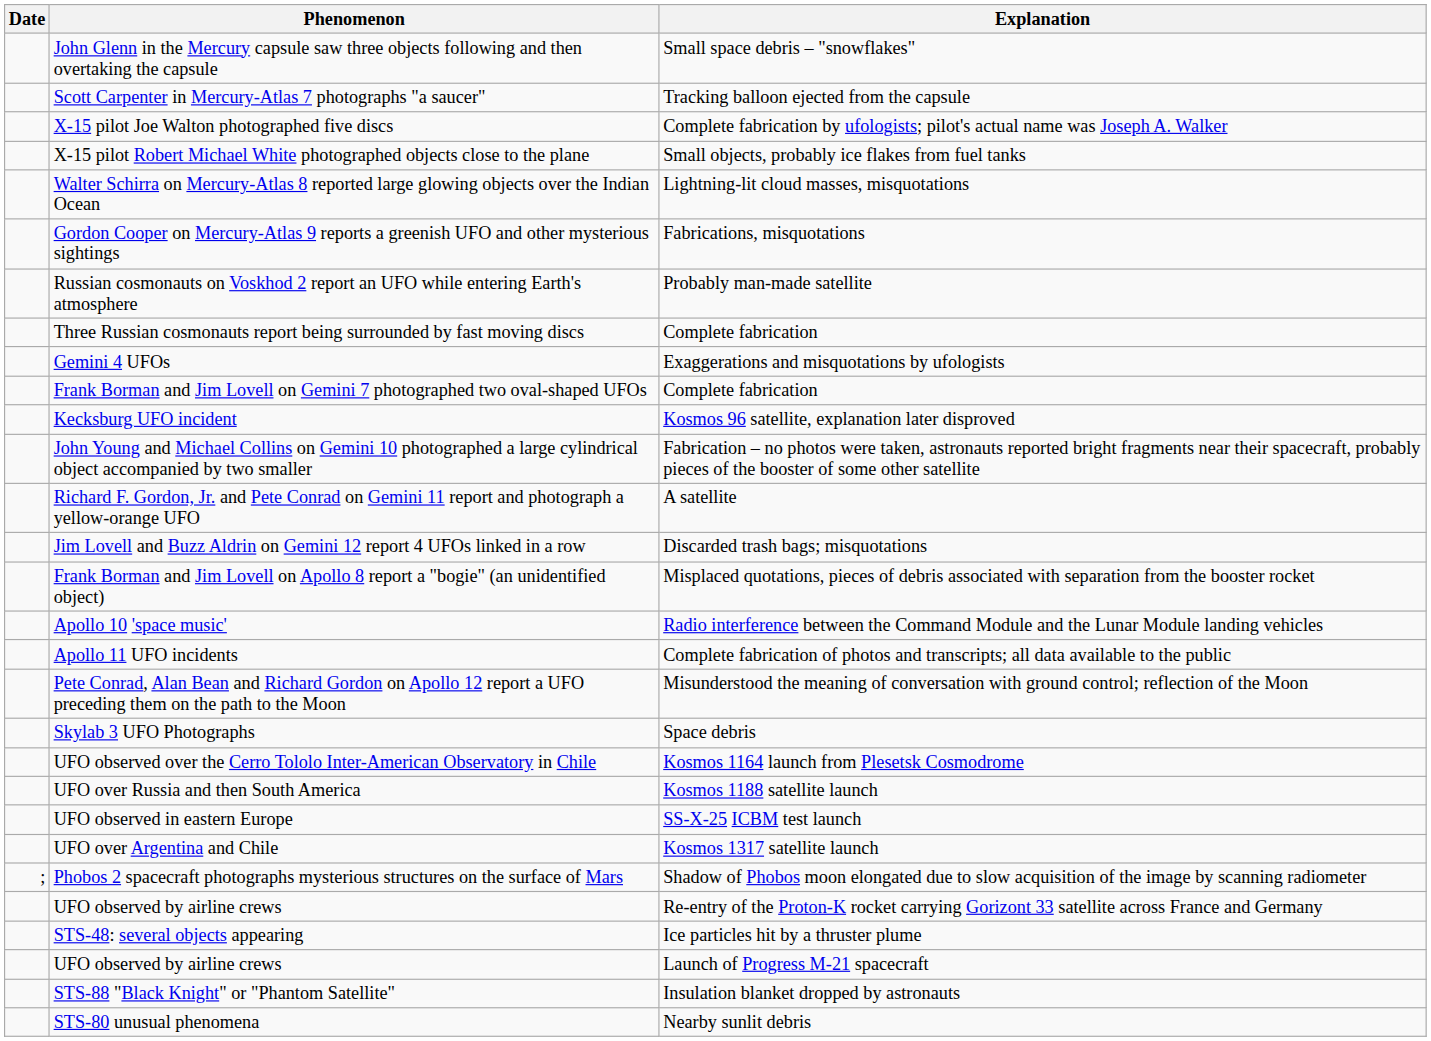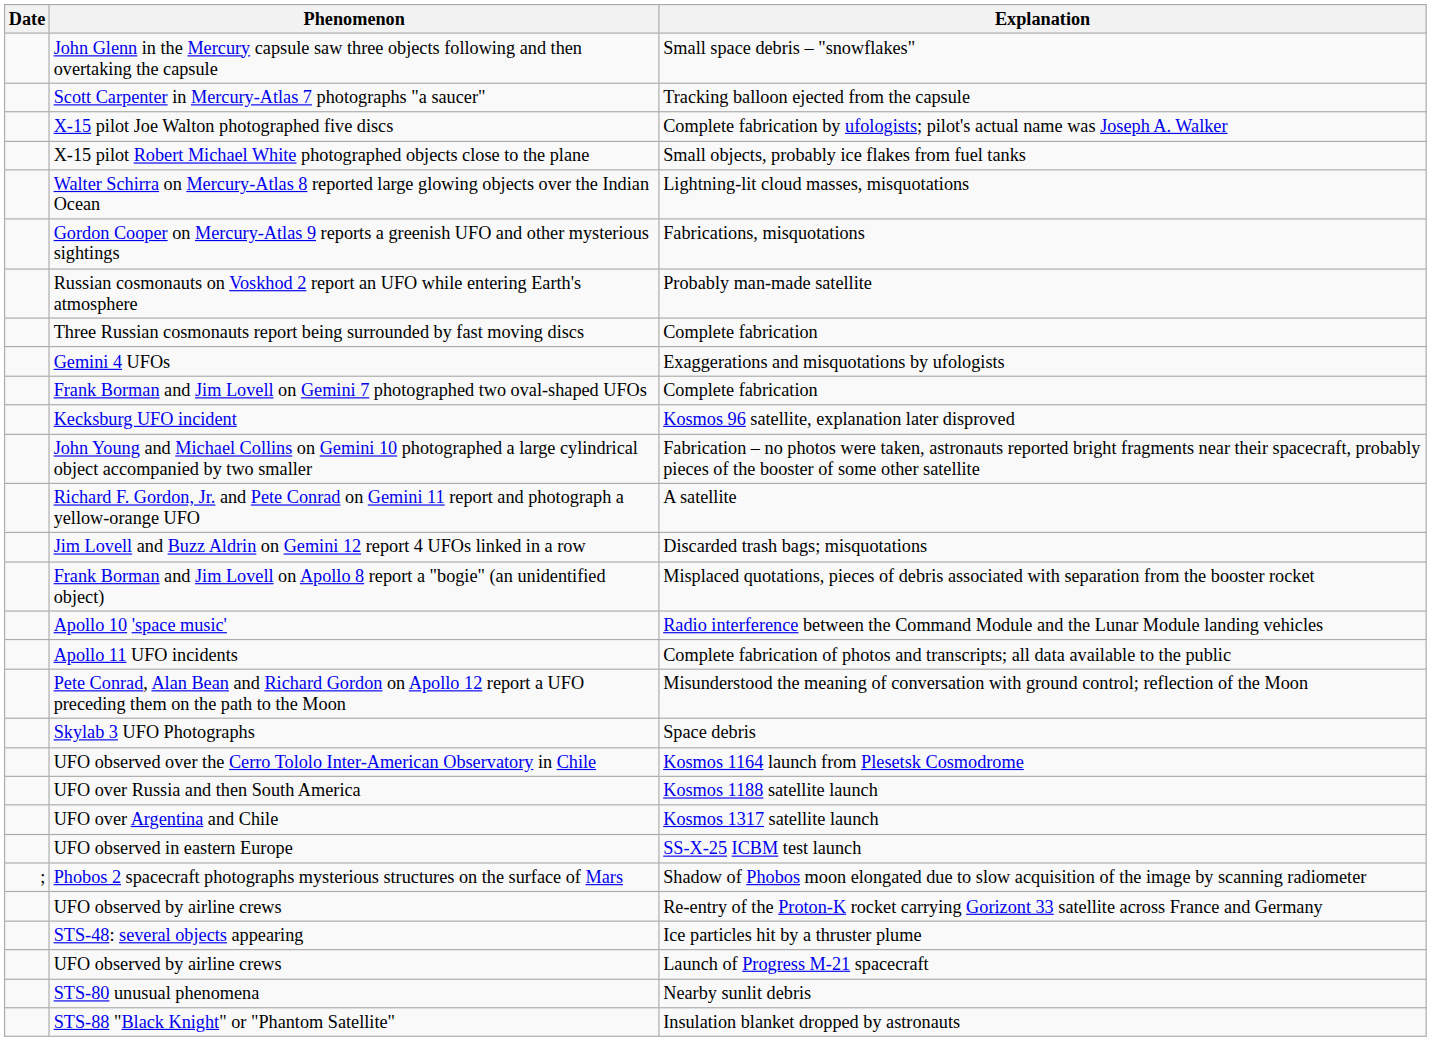rows swapped: (166, 848) <-> (173, 819)
rows swapped: (156, 1022) <-> (224, 993)
